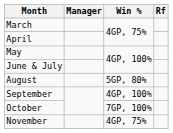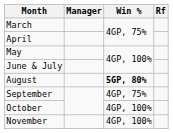(126, 80) normal -> (126, 80) bold
(129, 94) 4GP, 100% -> (126, 94) 4GP, 75%
(129, 108) 7GP, 100% -> (129, 108) 4GP, 100%
(126, 121) 4GP, 75% -> (129, 121) 4GP, 100%
